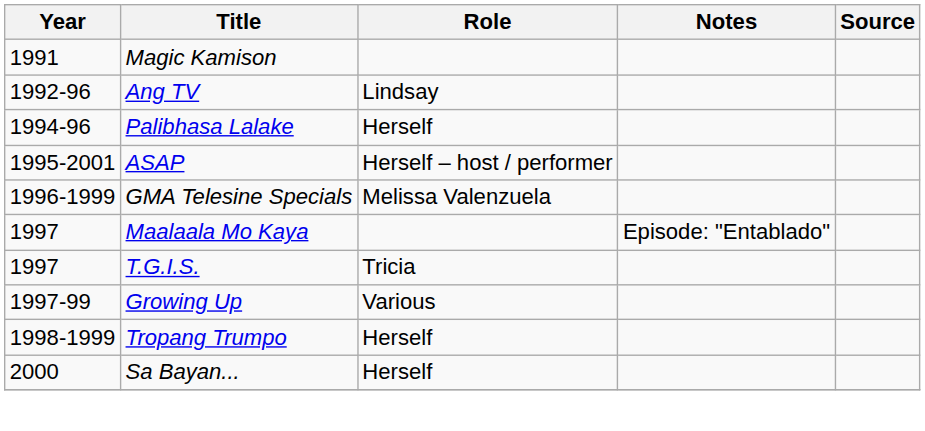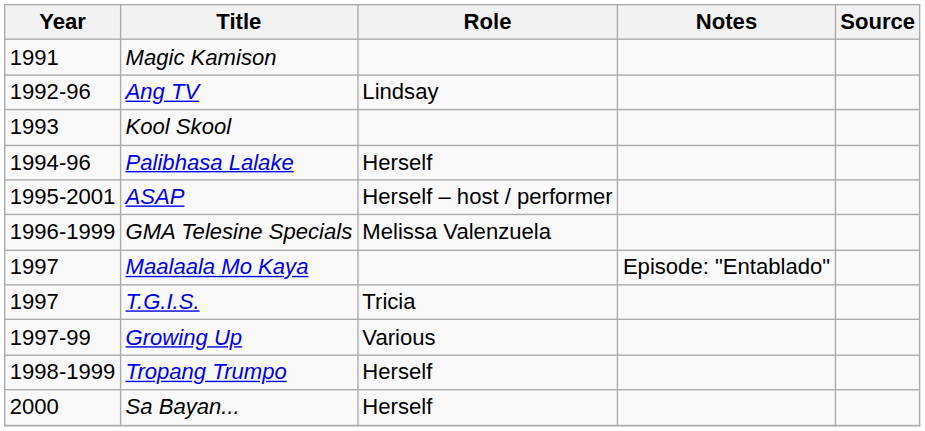+ row: (178, 127)
